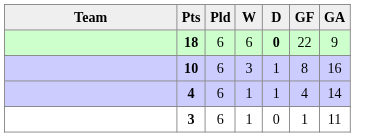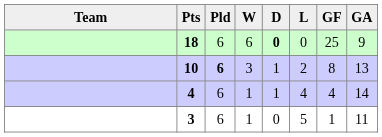+ column: (304, 17)
(305, 42) 22 -> (332, 42) 25
(220, 68) normal -> (220, 68) bold
(335, 68) 16 -> (362, 68) 13
